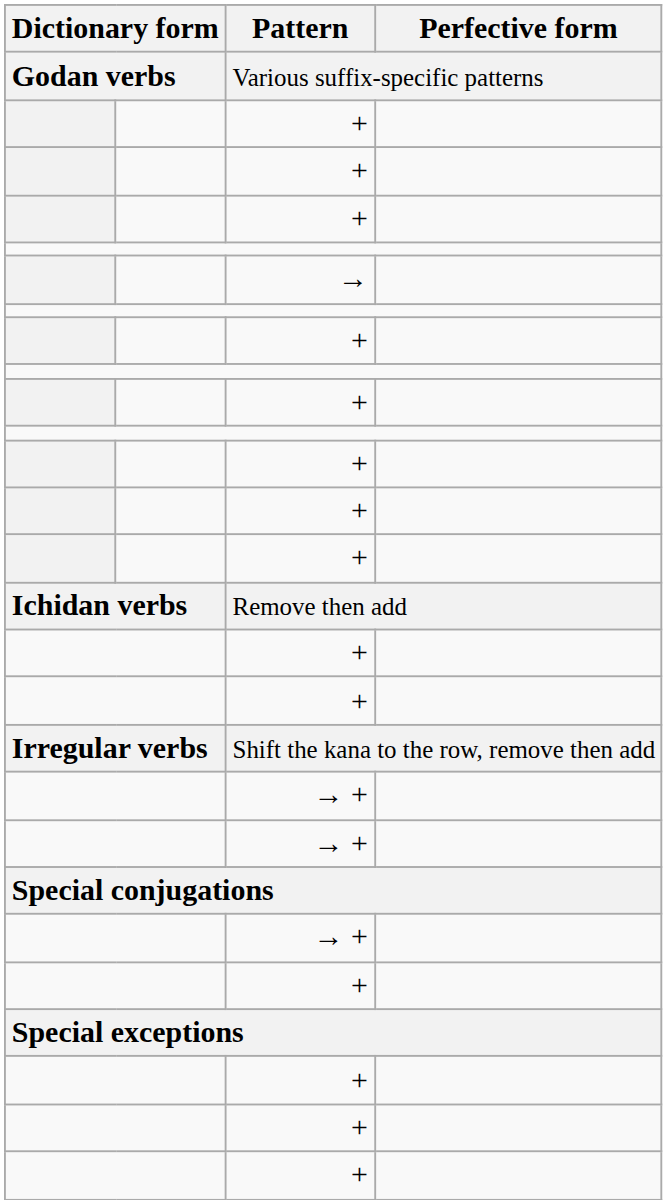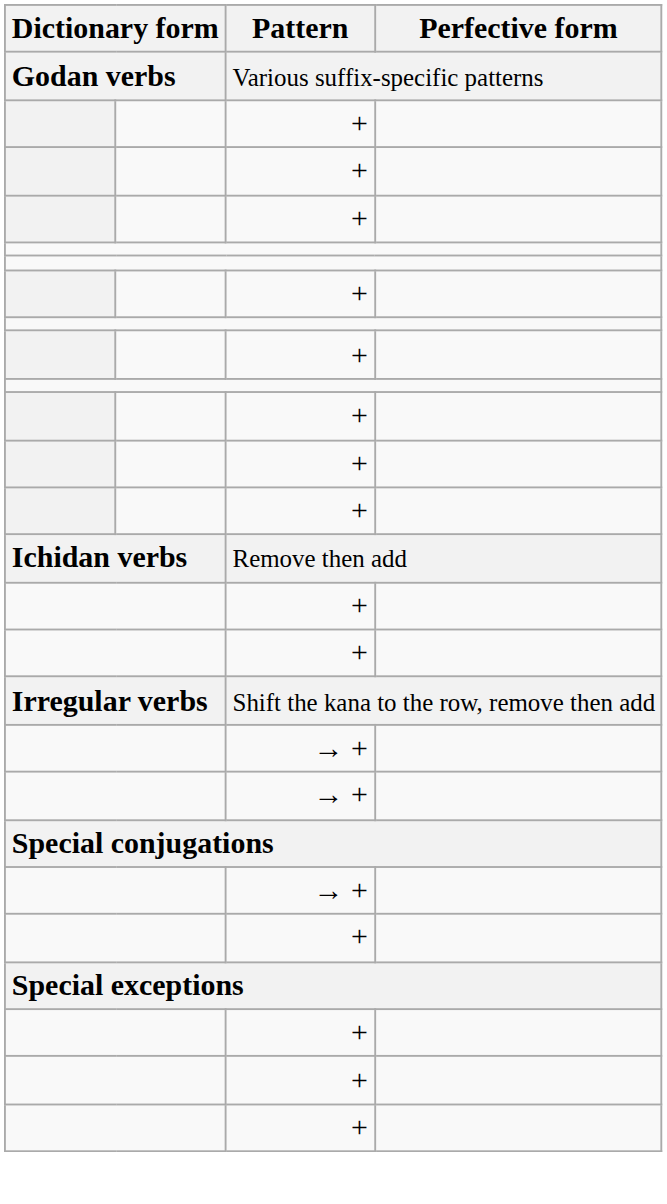- row: (60, 280)
